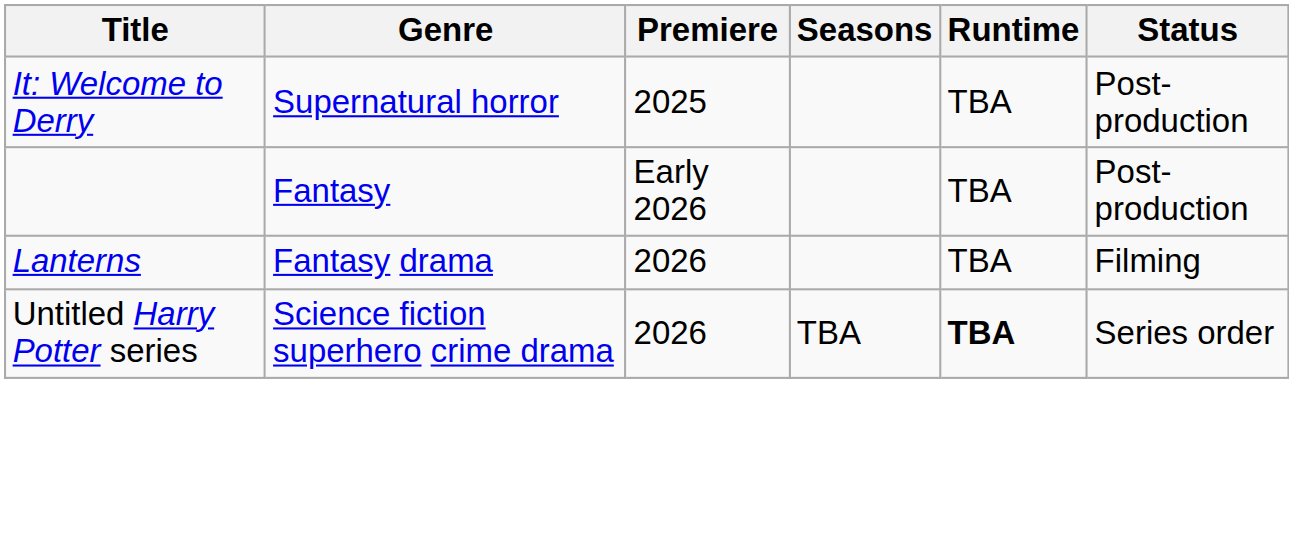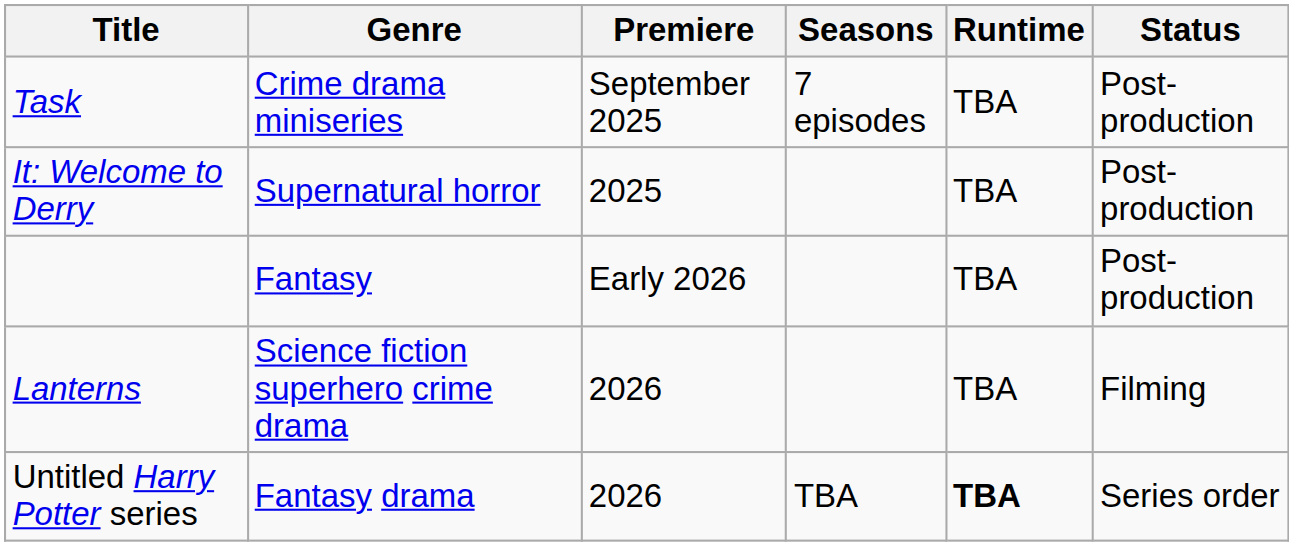+ row: (47, 101)
(383, 261) Fantasy drama -> (374, 388) Science fiction superhero crime drama
(443, 332) Science fiction superhero crime drama -> (365, 495) Fantasy drama
